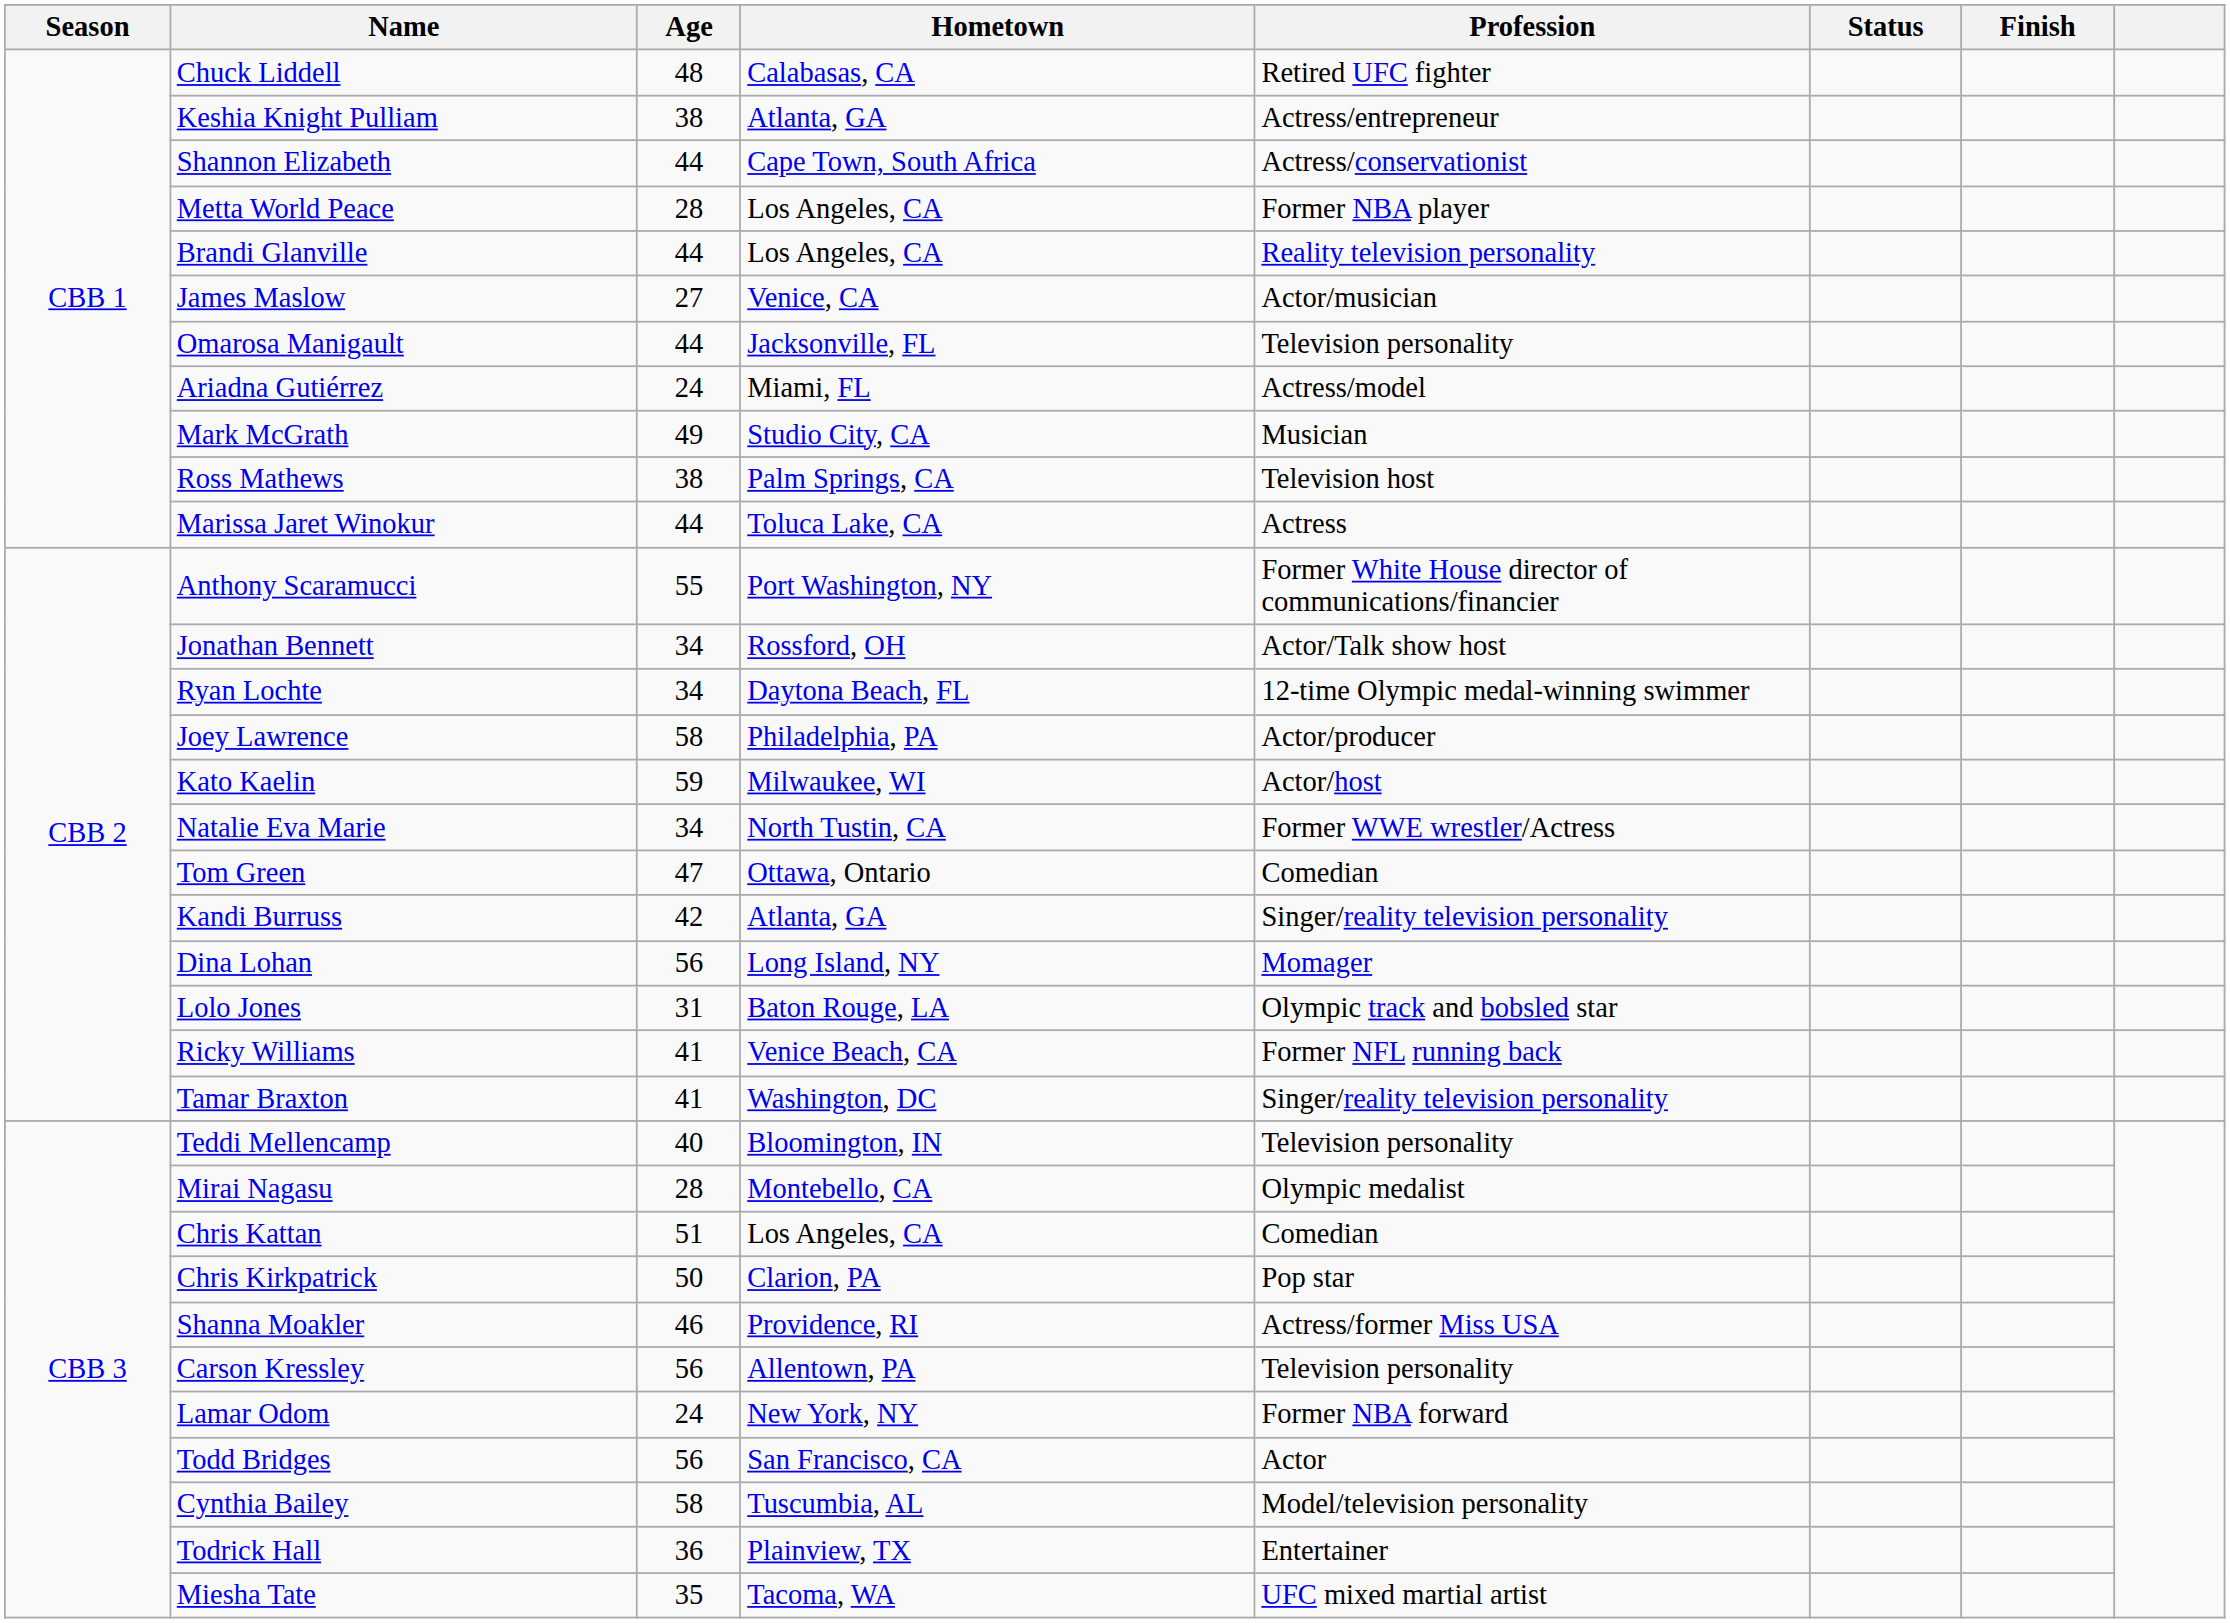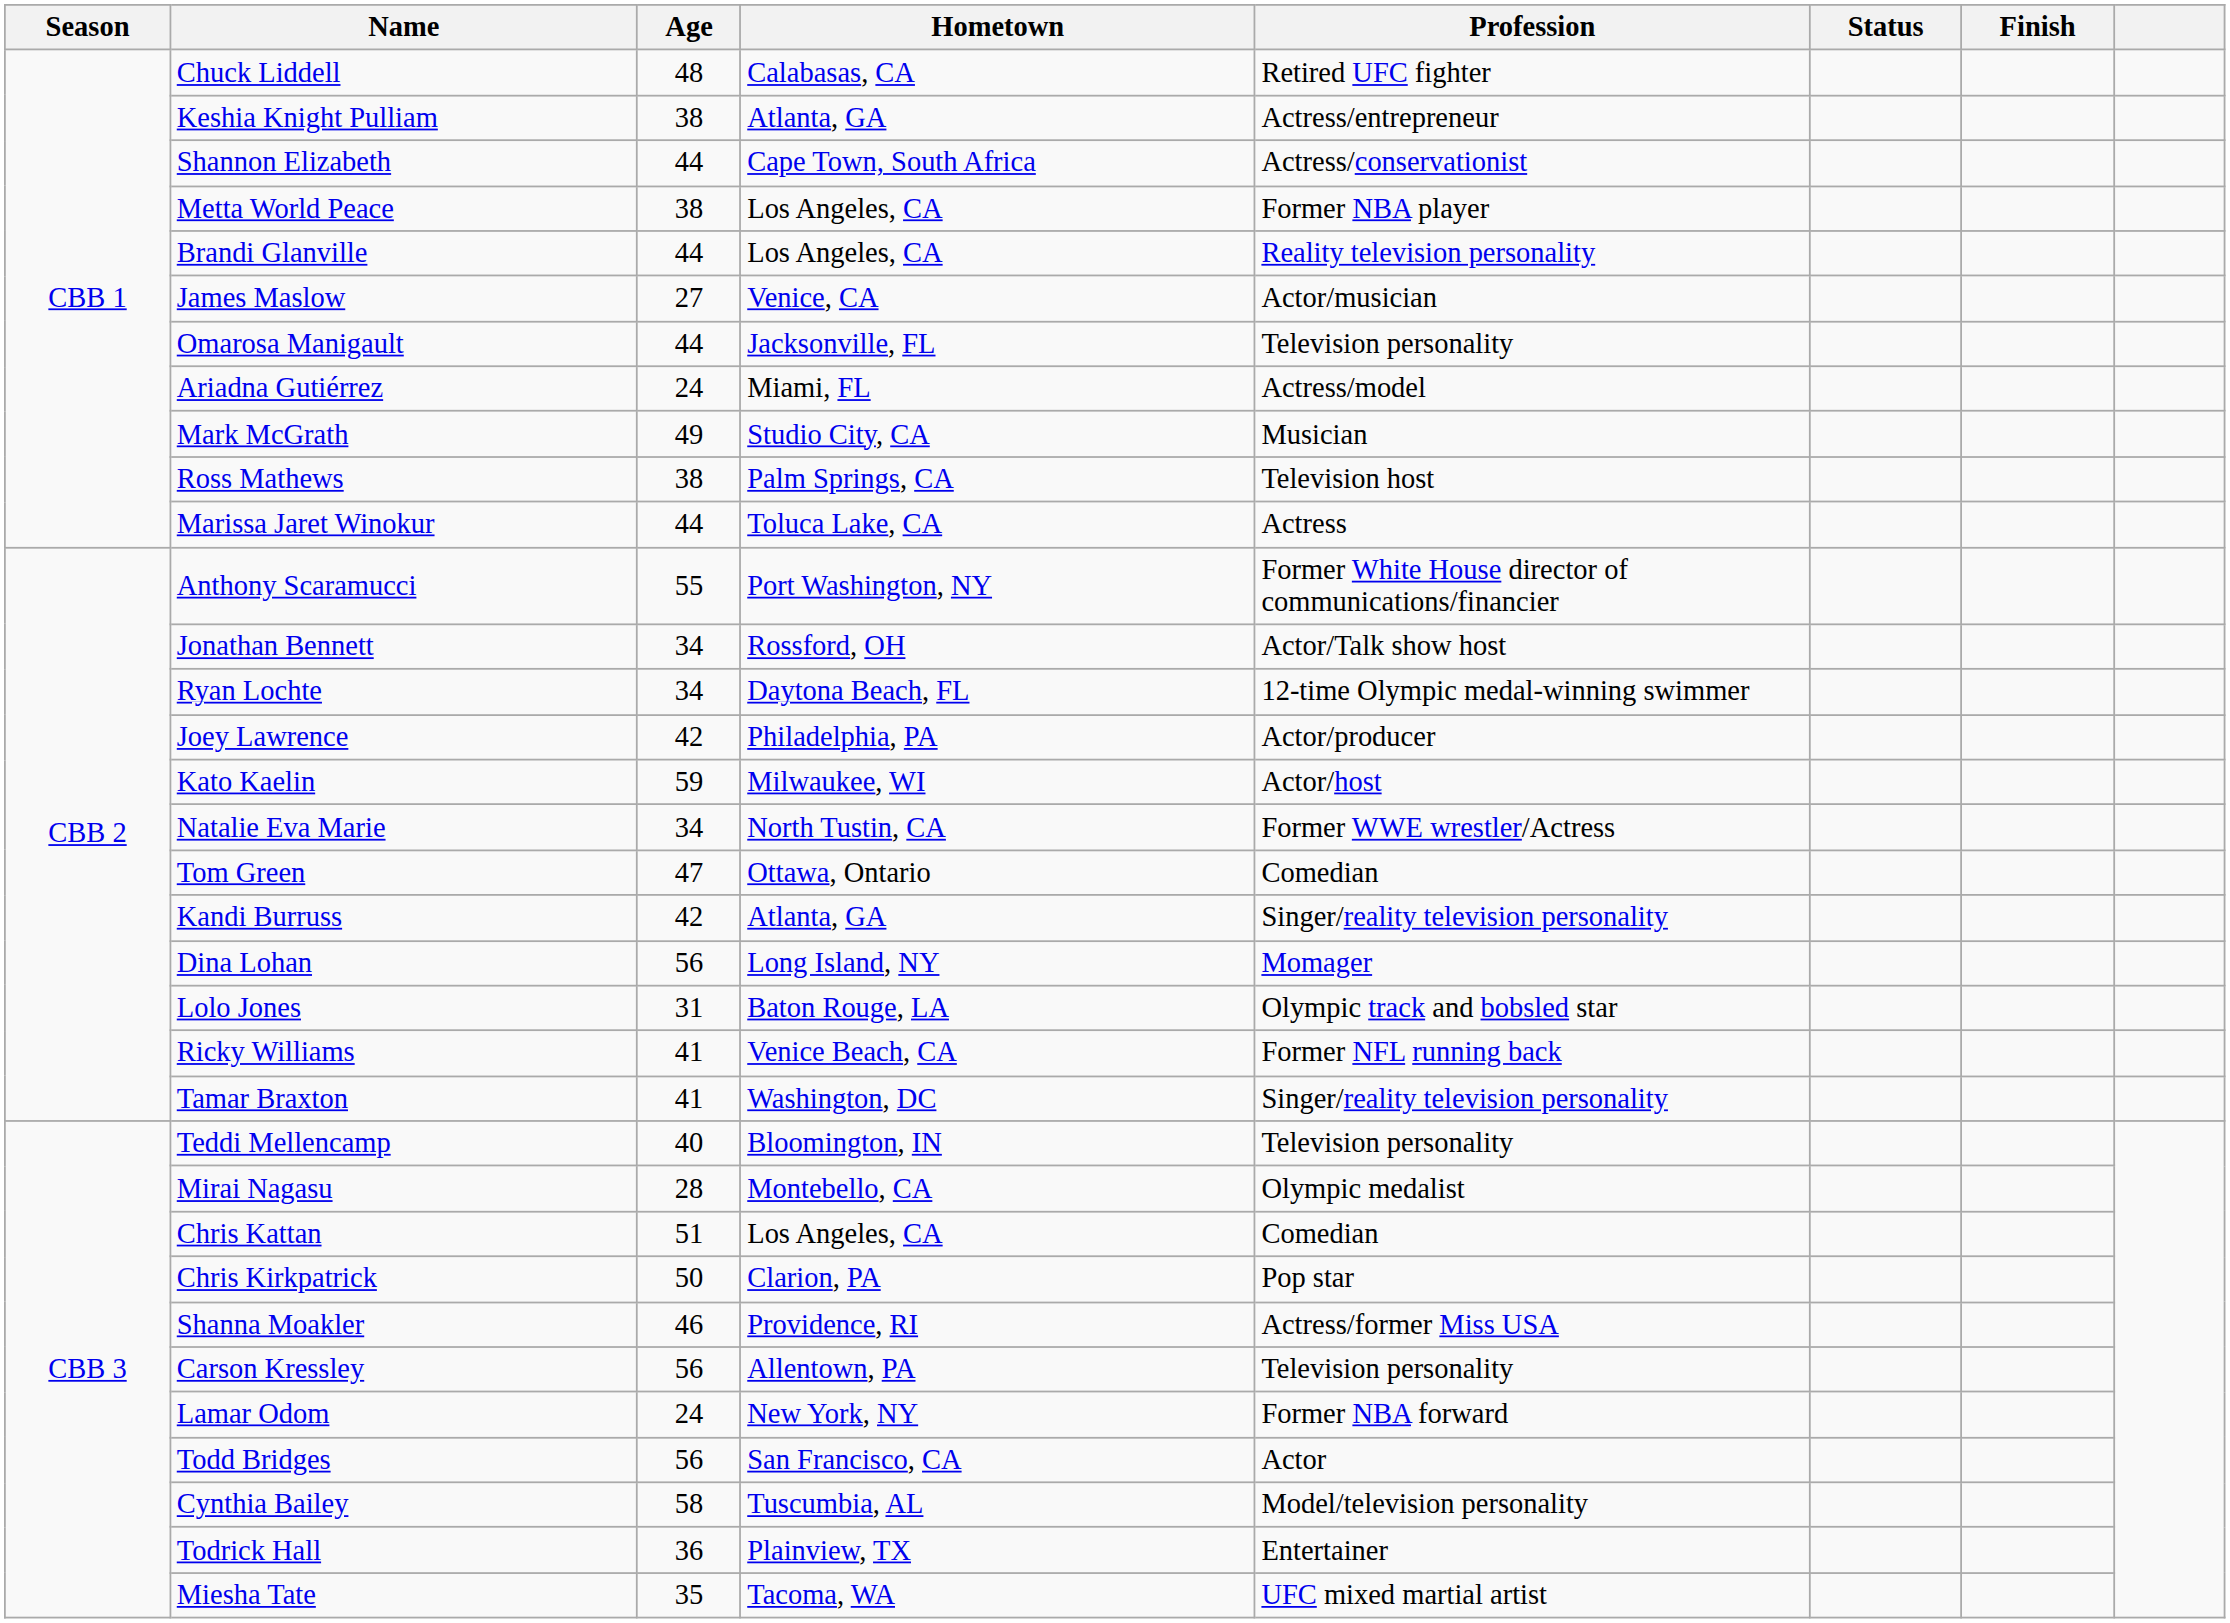(689, 207) 28 -> (689, 207) 38
(689, 736) 58 -> (689, 736) 42
